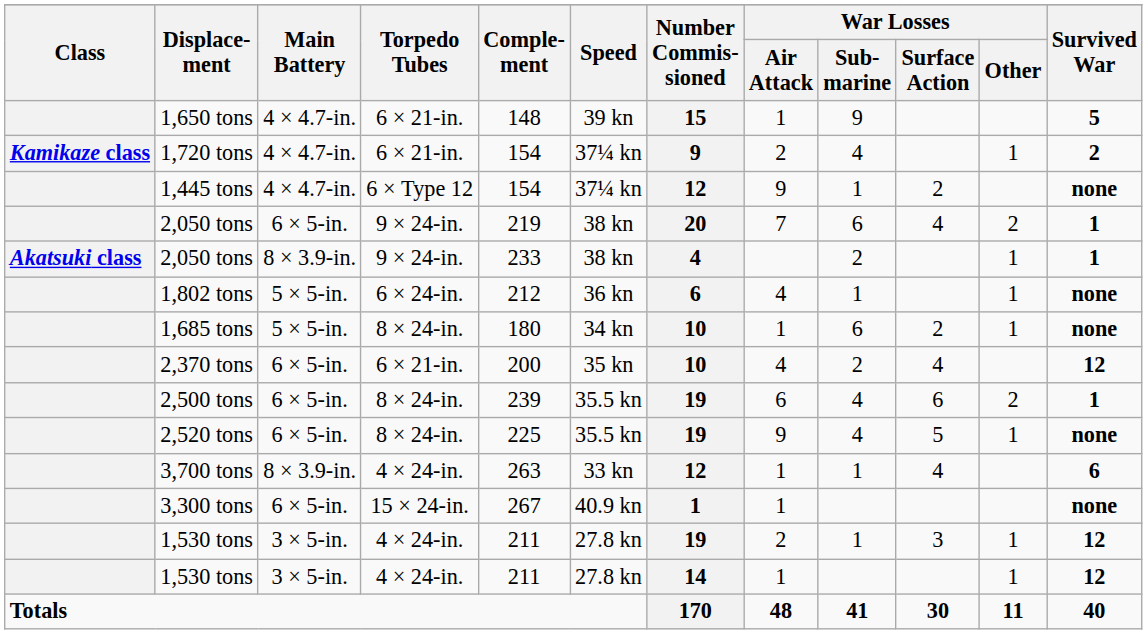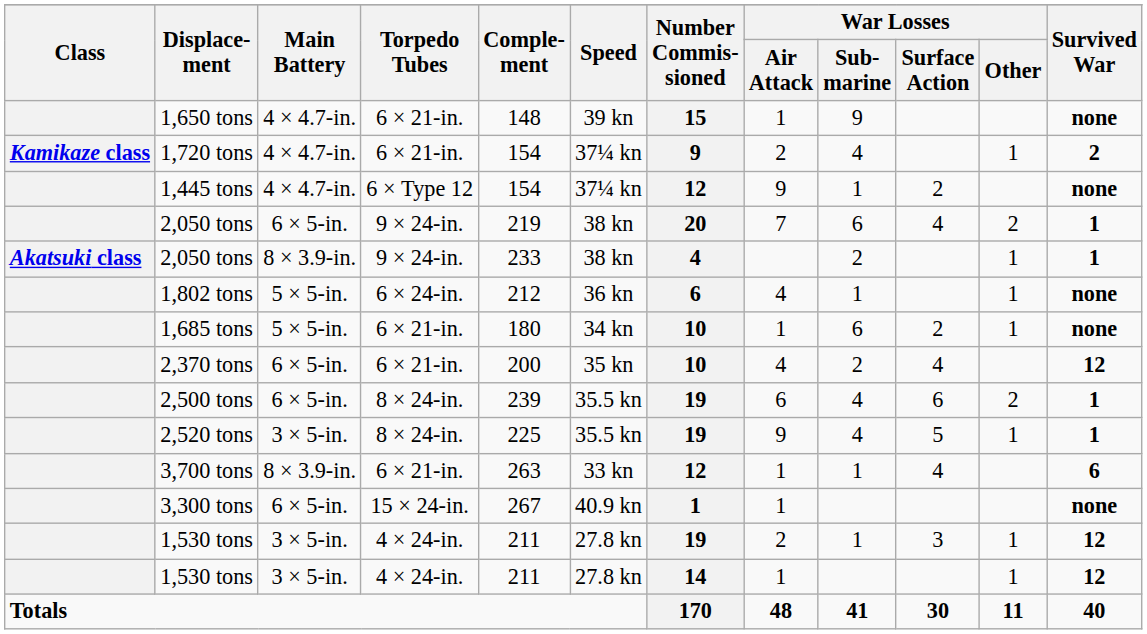(1094, 117) 5 -> (1094, 117) none
(420, 329) 8 × 24‑in. -> (420, 329) 6 × 21‑in.
(310, 435) 6 × 5‑in. -> (310, 435) 3 × 5‑in.
(1094, 435) none -> (1094, 435) 1
(420, 470) 4 × 24‑in. -> (420, 470) 6 × 21‑in.
